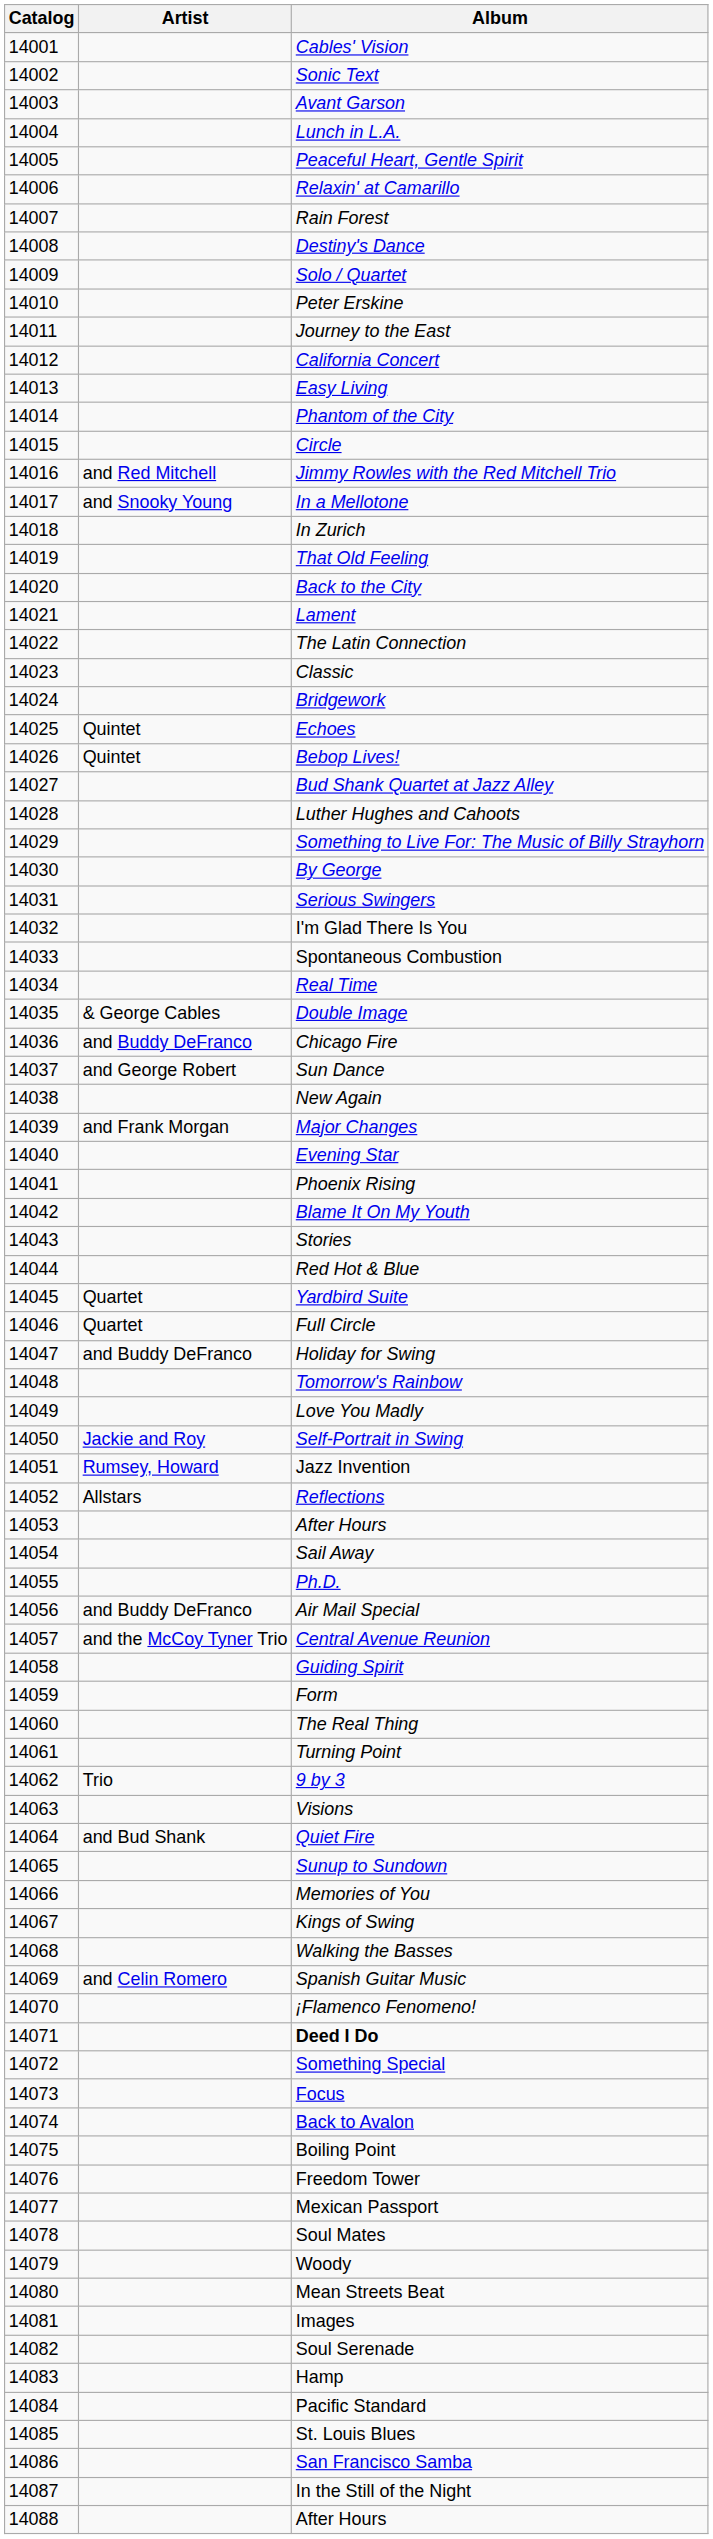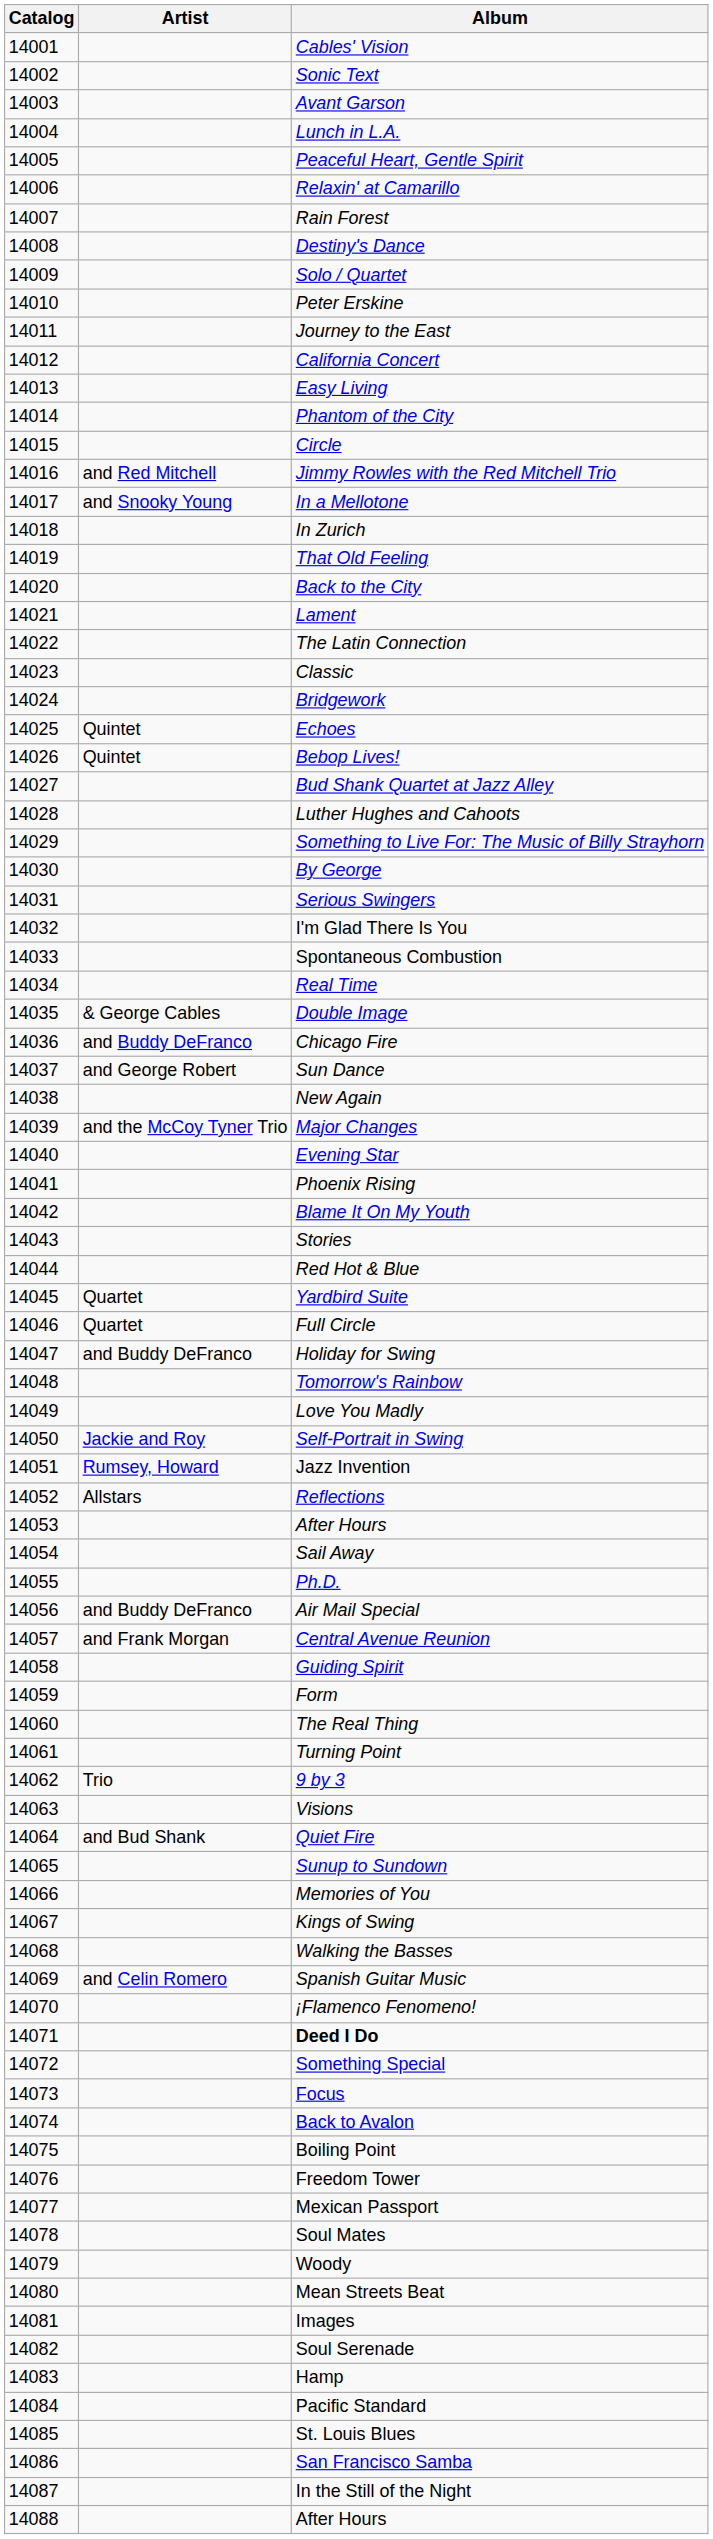(156, 1127) and Frank Morgan -> (185, 1127) and the McCoy Tyner Trio
(185, 1638) and the McCoy Tyner Trio -> (156, 1638) and Frank Morgan
